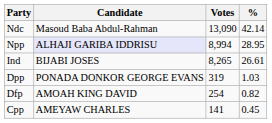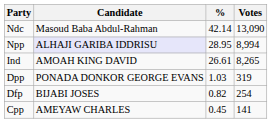columns swapped: (223, 12) <-> (253, 12)
(68, 61) BIJABI JOSES -> (86, 61) AMOAH KING DAVID
(86, 93) AMOAH KING DAVID -> (68, 93) BIJABI JOSES
